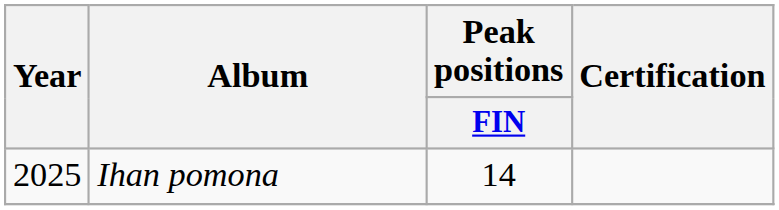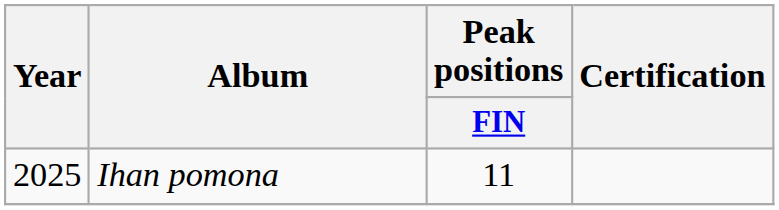(499, 175) 14 -> (499, 175) 11
